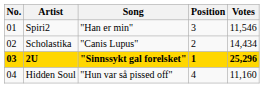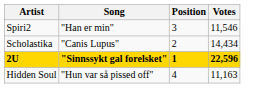- column: (14, 12)
(243, 59) 25,296 -> (224, 59) 22,596
(243, 75) 11,160 -> (224, 75) 11,163
